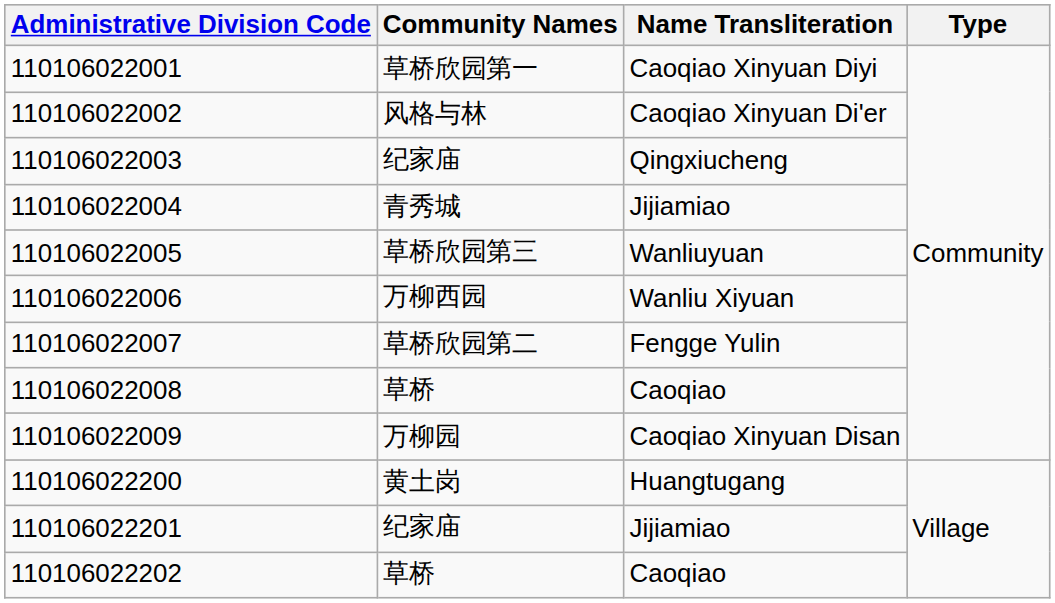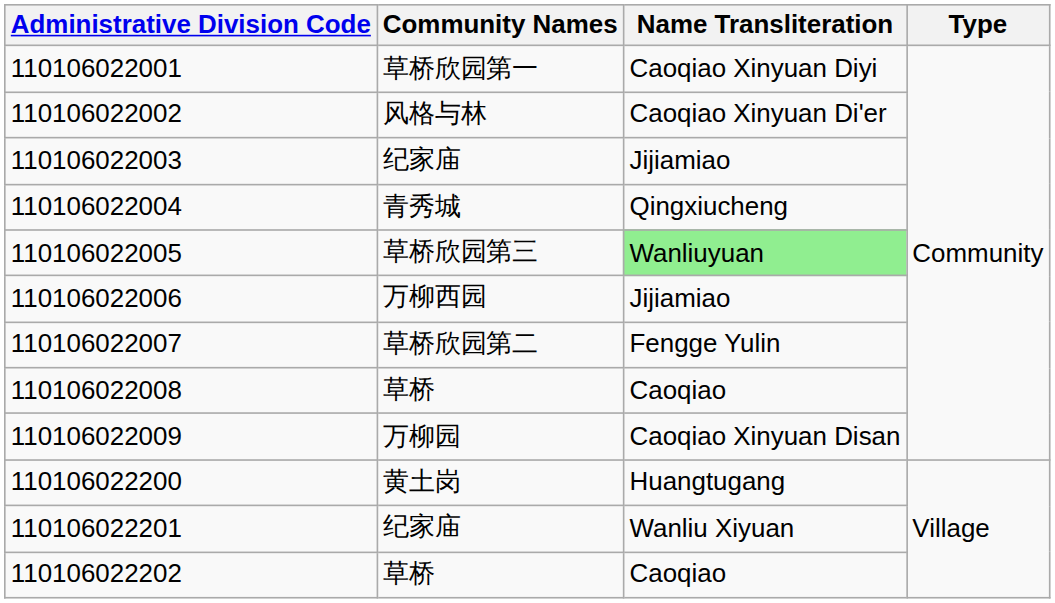(709, 160) Qingxiucheng -> (680, 160) Jijiamiao
(680, 206) Jijiamiao -> (709, 206) Qingxiucheng
(697, 252) no background -> (697, 252) lightgreen background
(712, 298) Wanliu Xiyuan -> (680, 298) Jijiamiao
(680, 528) Jijiamiao -> (712, 528) Wanliu Xiyuan
